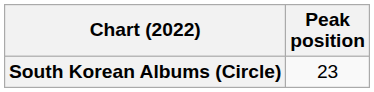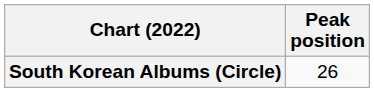(328, 71) 23 -> (328, 71) 26
